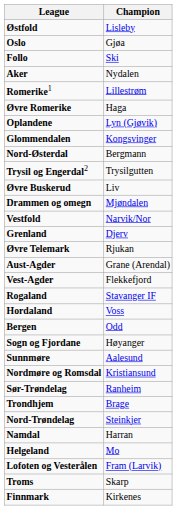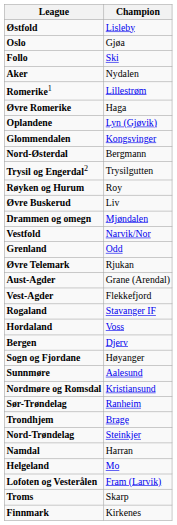+ row: (45, 187)
(117, 234) Djerv -> (114, 249) Odd
(114, 327) Odd -> (117, 342) Djerv
